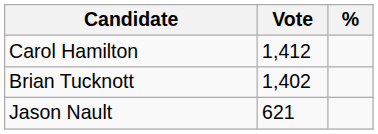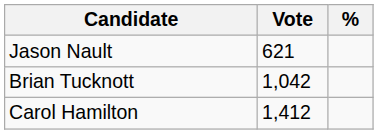rows swapped: (74, 50) <-> (61, 112)
(287, 81) 1,402 -> (287, 81) 1,042
